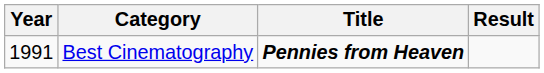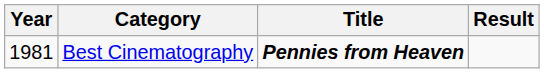(31, 51) 1991 -> (31, 51) 1981
